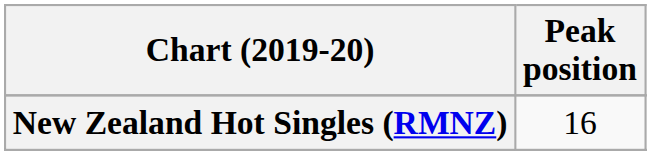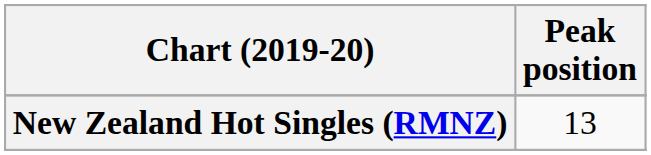(580, 122) 16 -> (580, 122) 13
